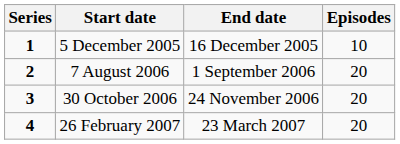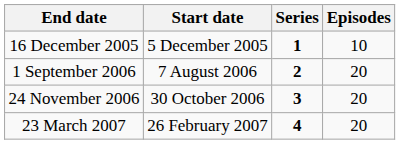columns swapped: (30, 17) <-> (253, 17)
